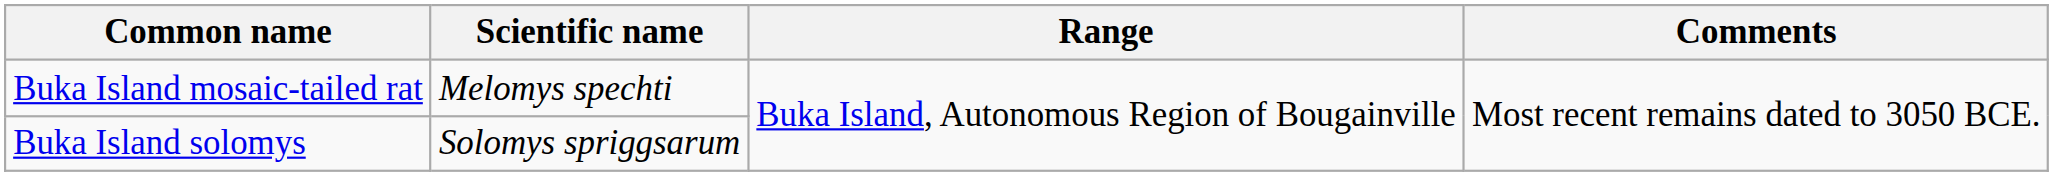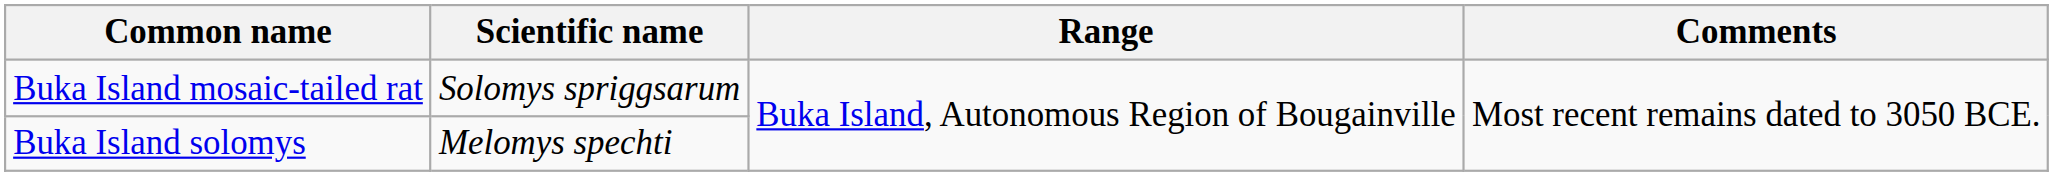(556, 87) Melomys spechti -> (590, 87) Solomys spriggsarum
(590, 142) Solomys spriggsarum -> (556, 142) Melomys spechti
